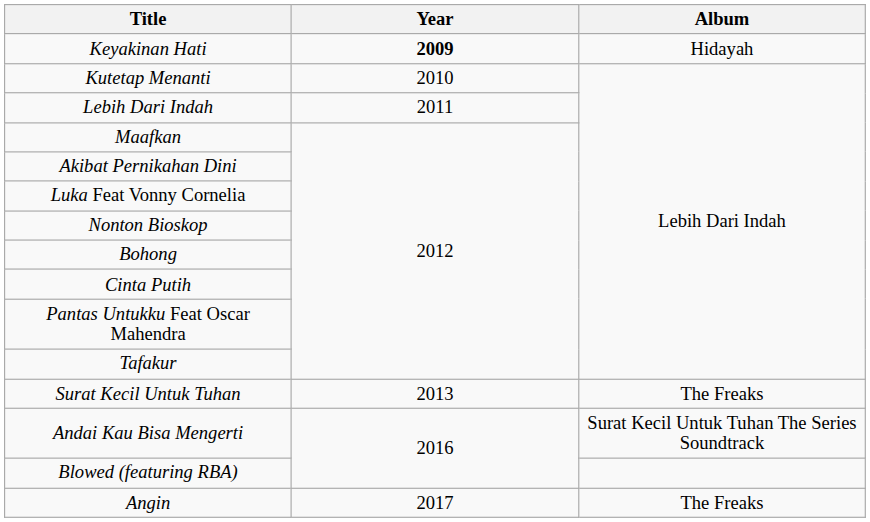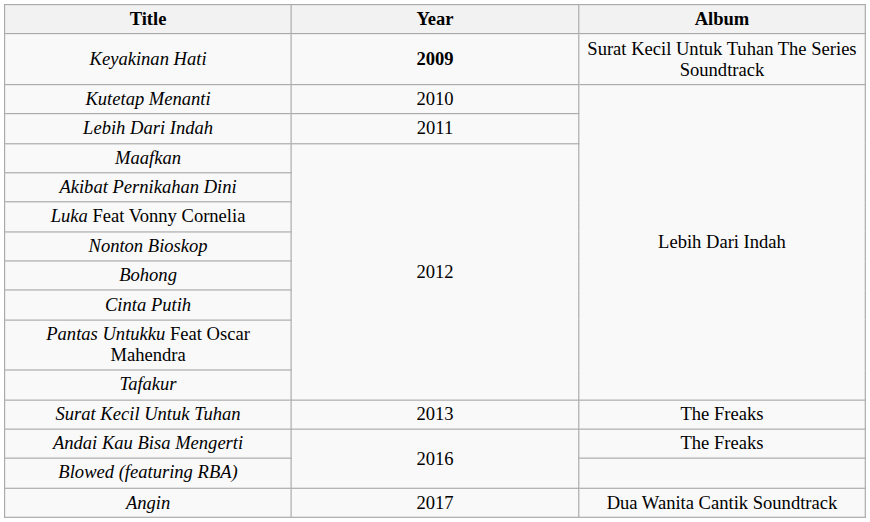(722, 48) Hidayah -> (722, 59) Surat Kecil Untuk Tuhan The Series Soundtrack
(722, 433) Surat Kecil Untuk Tuhan The Series Soundtrack -> (722, 443) The Freaks
(722, 502) The Freaks -> (722, 502) Dua Wanita Cantik Soundtrack
